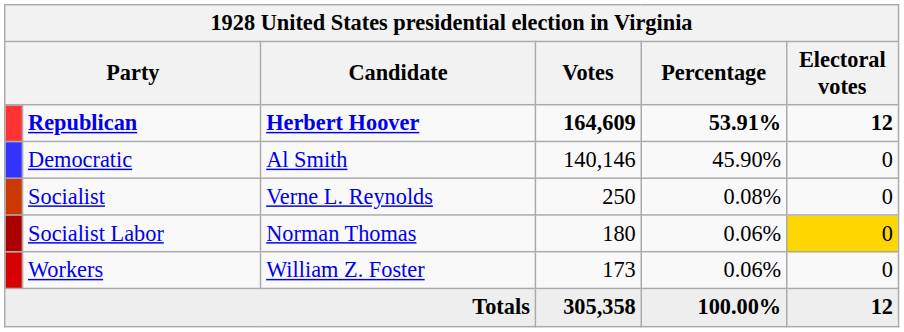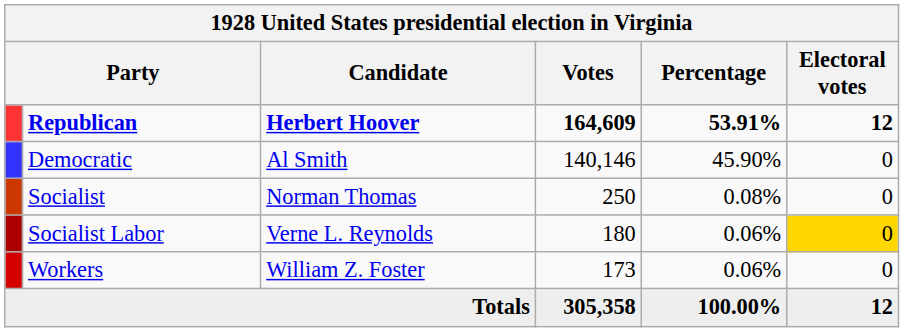(350, 196) Verne L. Reynolds -> (341, 196) Norman Thomas
(341, 233) Norman Thomas -> (350, 233) Verne L. Reynolds
